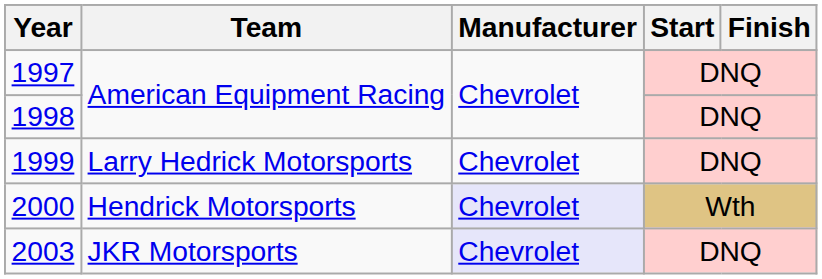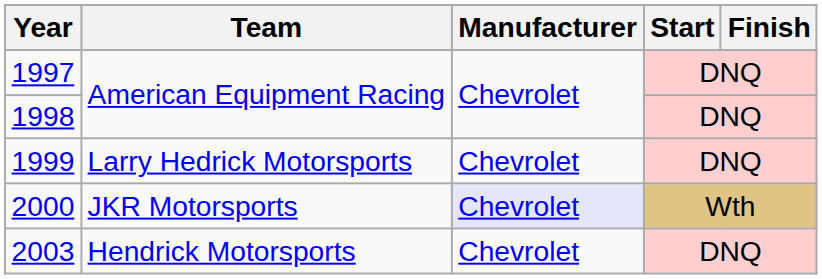(222, 206) Hendrick Motorsports -> (193, 206) JKR Motorsports
(193, 251) JKR Motorsports -> (222, 251) Hendrick Motorsports
(519, 251) lavender background -> (519, 251) no background
